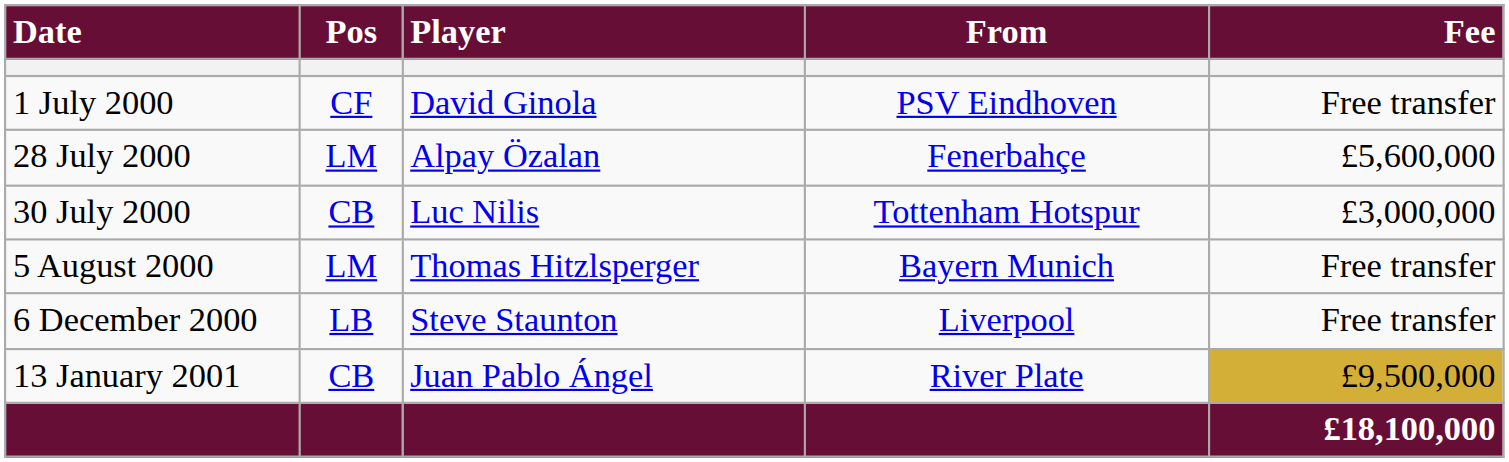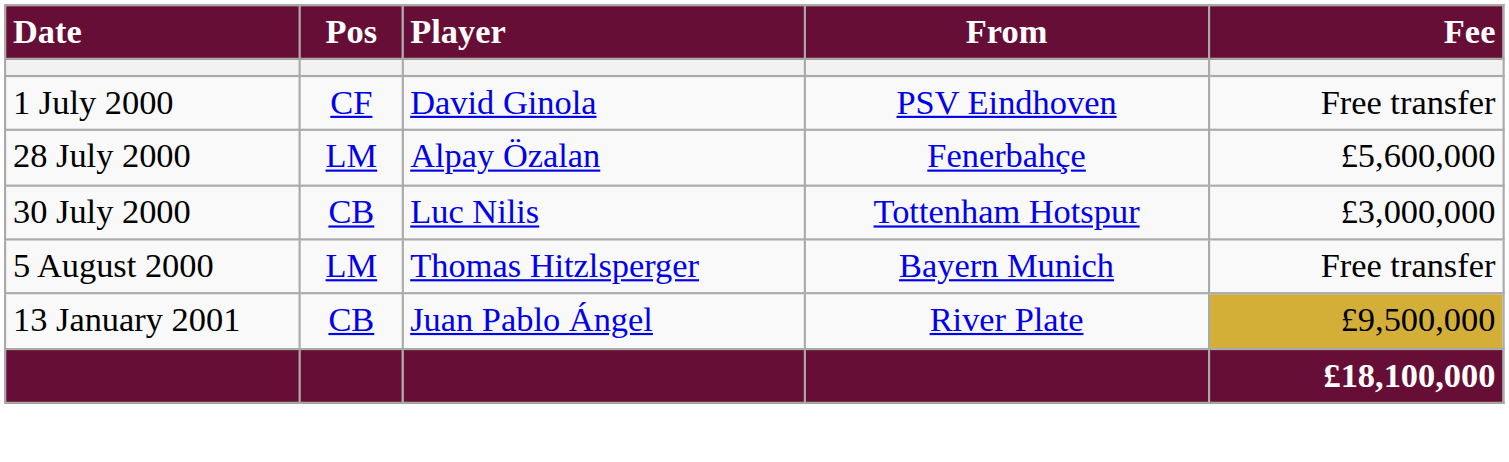- row: (135, 320)
